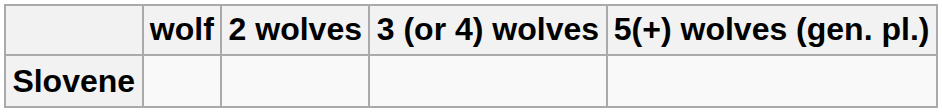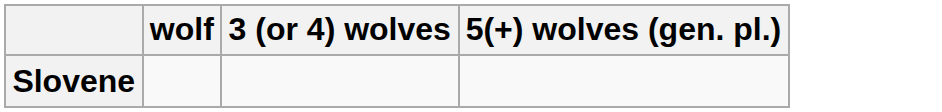- column: (295, 29)
